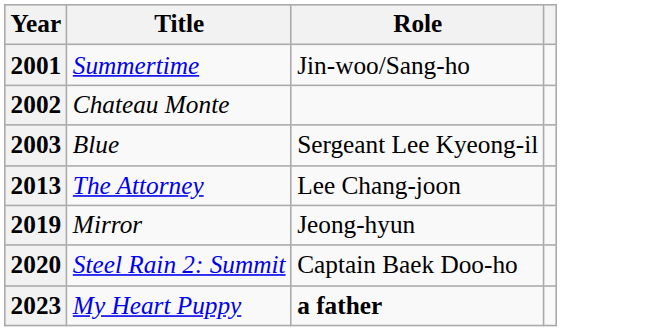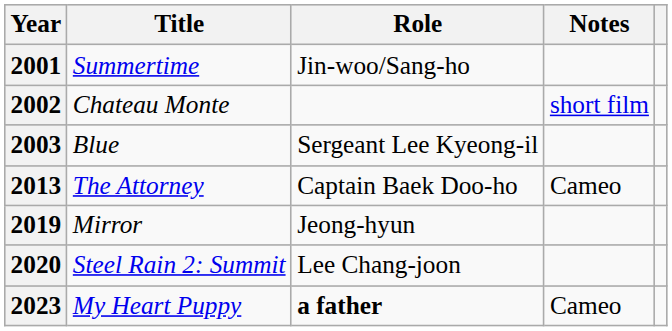+ column: (599, 24)
(379, 184) Lee Chang-joon -> (407, 184) Captain Baek Doo-ho
(407, 265) Captain Baek Doo-ho -> (379, 265) Lee Chang-joon
